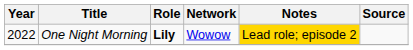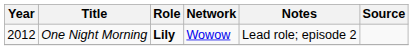(21, 34) 2022 -> (21, 34) 2012
(299, 34) gold background -> (299, 34) no background
